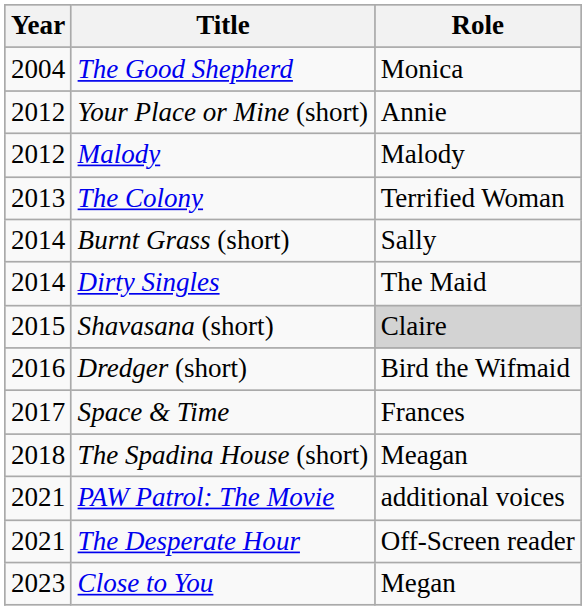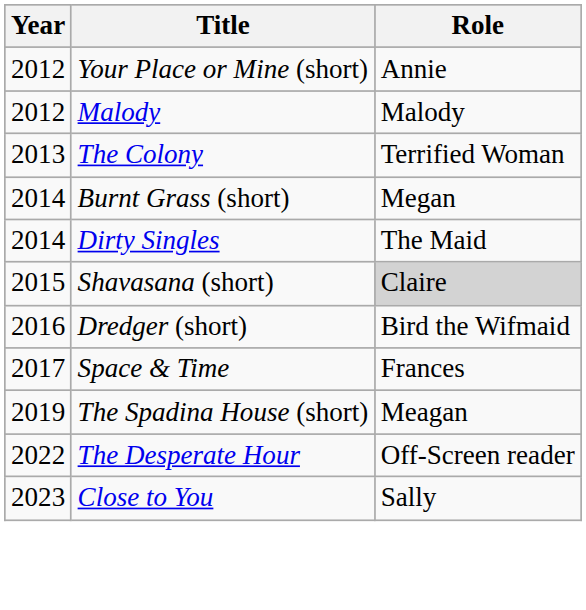- row: (185, 68)
(409, 240) Sally -> (418, 197) Megan
(38, 454) 2018 -> (38, 411) 2019
- row: (206, 497)
(38, 540) 2021 -> (38, 454) 2022
(418, 583) Megan -> (409, 497) Sally
